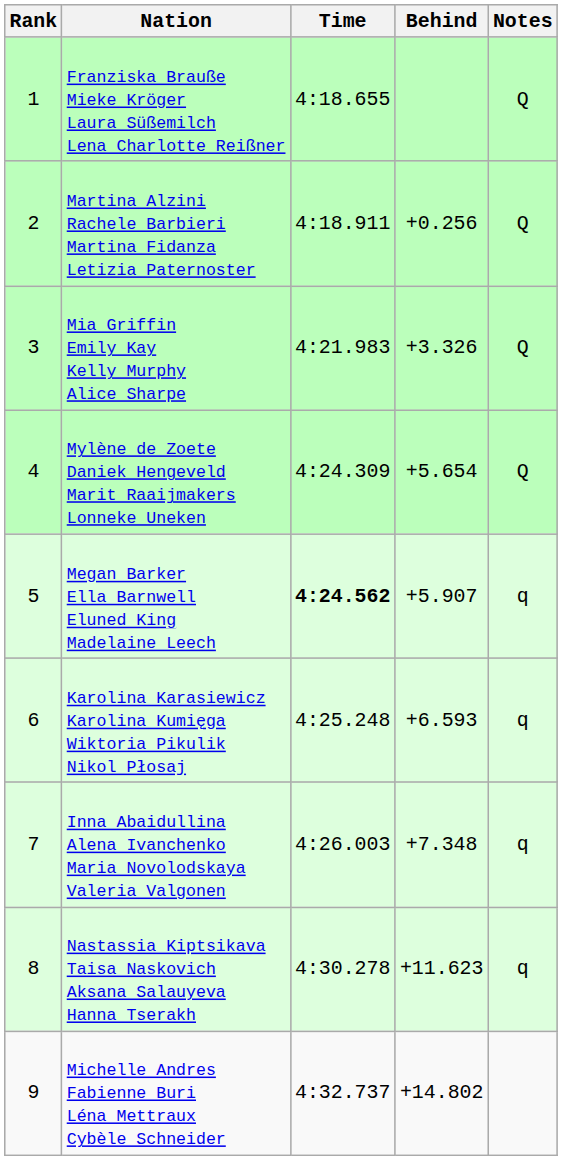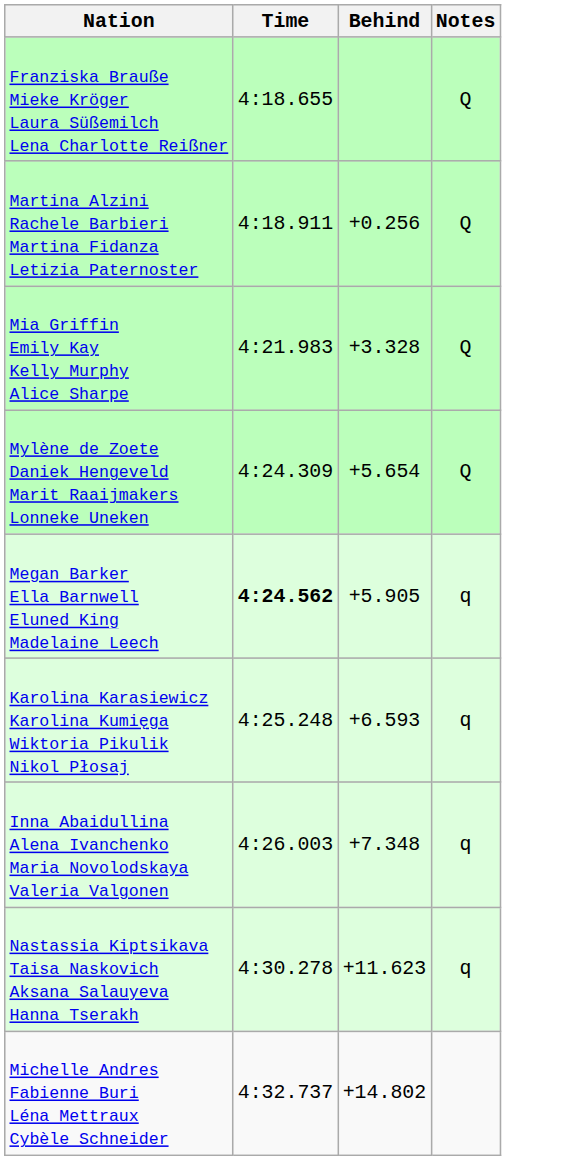- column: (33, 21)
(442, 348) +3.326 -> (384, 348) +3.328
(442, 596) +5.907 -> (384, 596) +5.905
